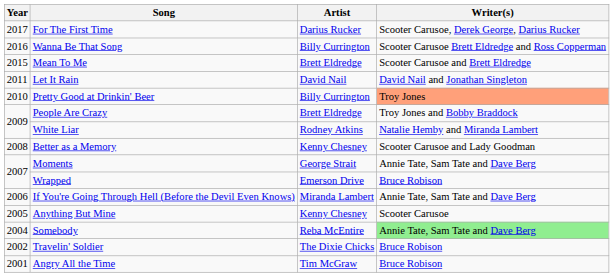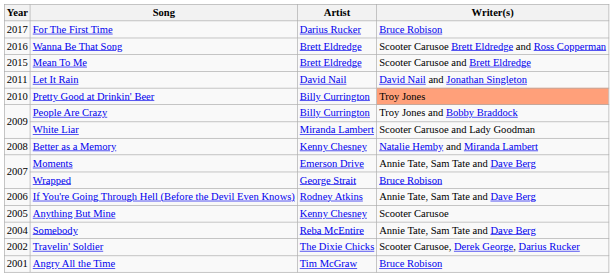(479, 29) Scooter Carusoe, Derek George, Darius Rucker -> (411, 29) Bruce Robison
(335, 46) Billy Currington -> (331, 46) Brett Eldredge
(331, 113) Brett Eldredge -> (335, 113) Billy Currington
(331, 130) Rodney Atkins -> (337, 130) Miranda Lambert
(459, 130) Natalie Hemby and Miranda Lambert -> (457, 130) Scooter Carusoe and Lady Goodman
(457, 146) Scooter Carusoe and Lady Goodman -> (459, 146) Natalie Hemby and Miranda Lambert
(328, 163) George Strait -> (332, 163) Emerson Drive
(332, 180) Emerson Drive -> (328, 180) George Strait
(337, 197) Miranda Lambert -> (331, 197) Rodney Atkins
(457, 230) lightgreen background -> (457, 230) no background
(411, 247) Bruce Robison -> (479, 247) Scooter Carusoe, Derek George, Darius Rucker
